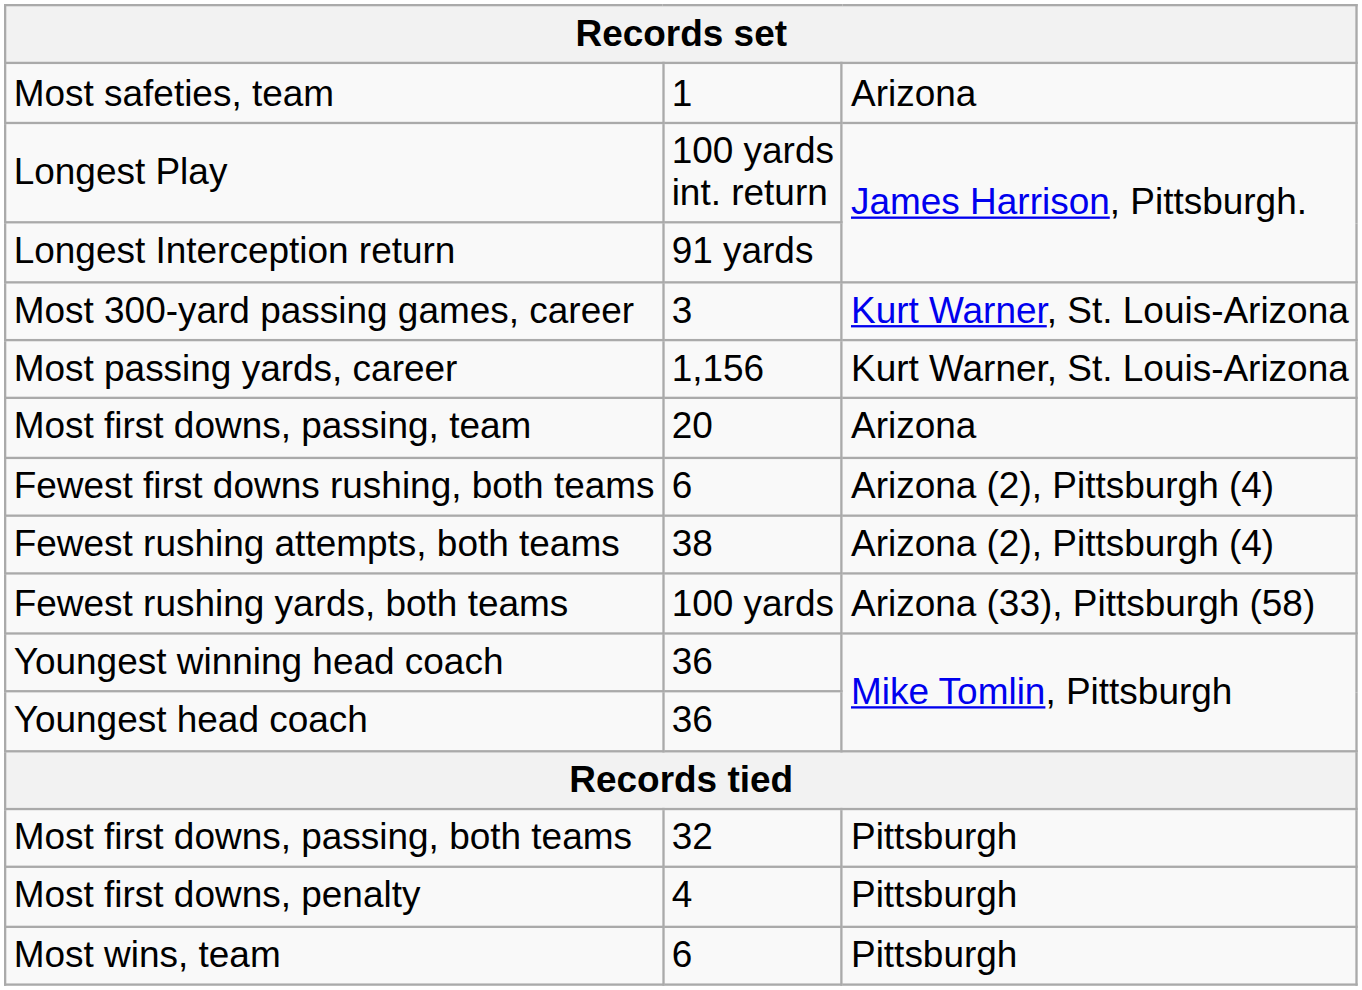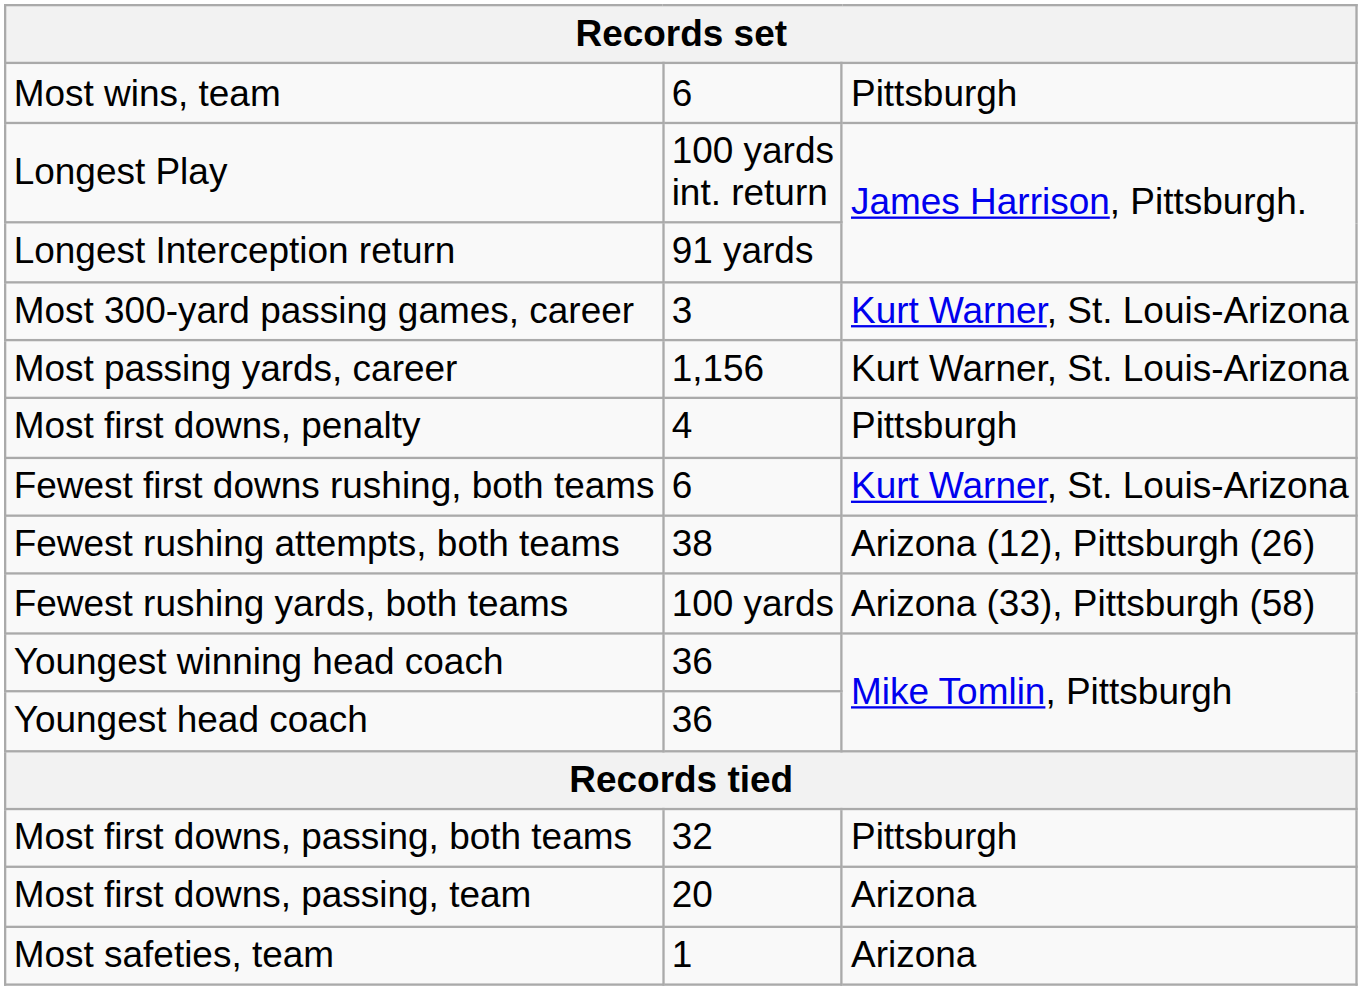rows swapped: (147, 954) <-> (174, 92)
rows swapped: (273, 427) <-> (217, 896)
(1063, 485) Arizona (2), Pittsburgh (4) -> (1100, 485) Kurt Warner, St. Louis-Arizona
(1063, 544) Arizona (2), Pittsburgh (4) -> (1083, 544) Arizona (12), Pittsburgh (26)
